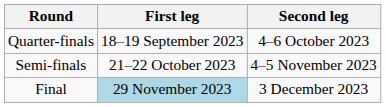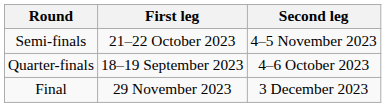rows swapped: (51, 41) <-> (51, 65)
(172, 89) lightblue background -> (172, 89) no background
